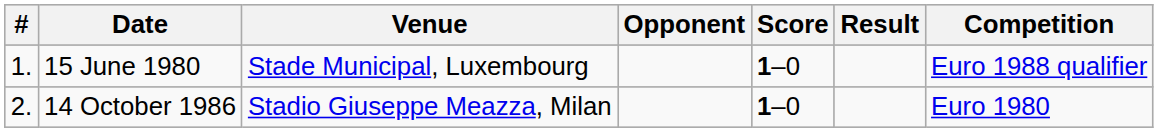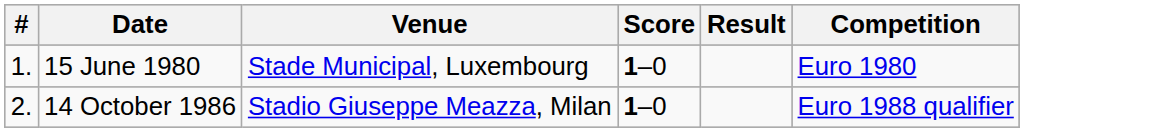- column: (684, 24)
(1039, 65) Euro 1988 qualifier -> (857, 65) Euro 1980
(991, 106) Euro 1980 -> (906, 106) Euro 1988 qualifier
